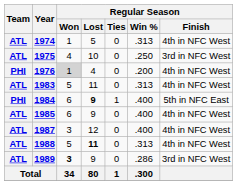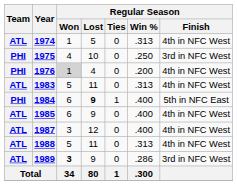(18, 56) ATL -> (18, 56) PHI
(93, 144) bold -> (93, 144) normal
